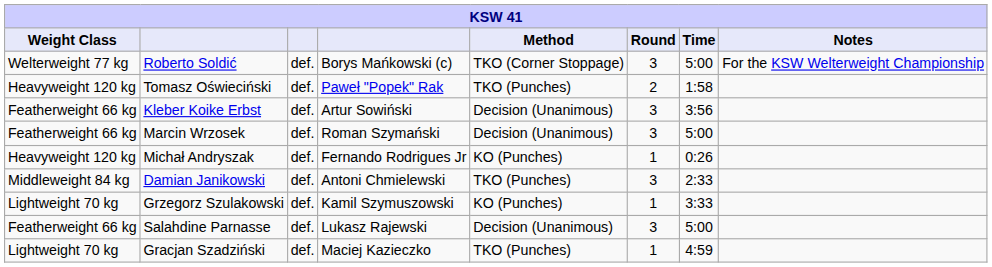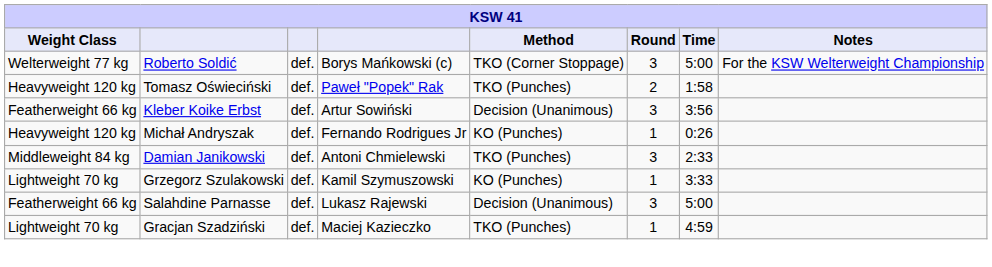- row: (194, 133)
